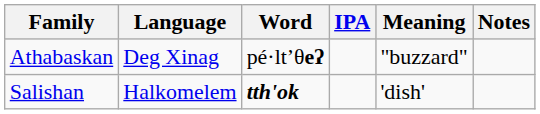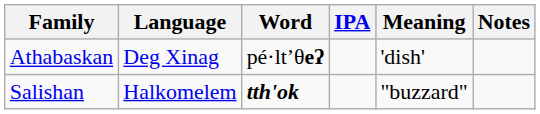(424, 56) "buzzard" -> (403, 56) 'dish'
(403, 91) 'dish' -> (424, 91) "buzzard"
